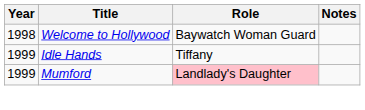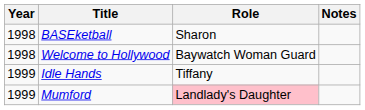+ row: (76, 34)
